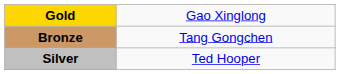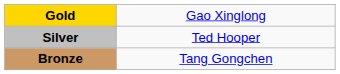rows swapped: (60, 58) <-> (60, 36)
